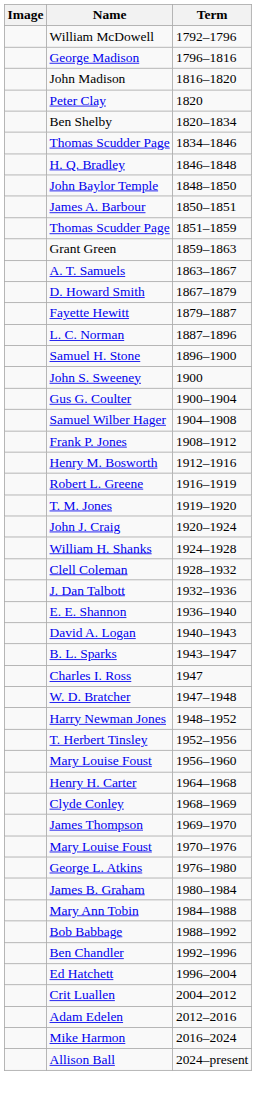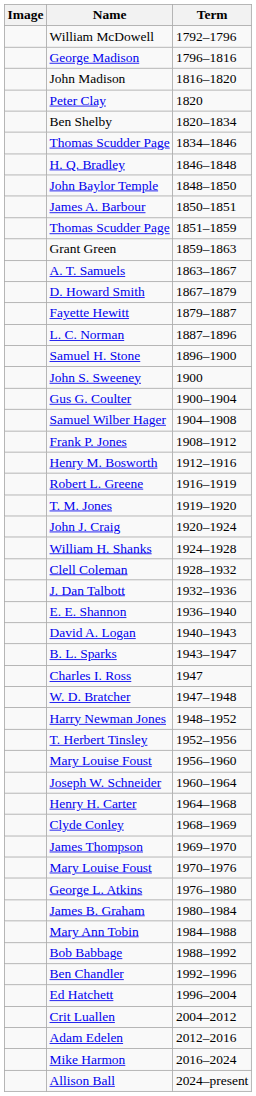+ row: (105, 782)
